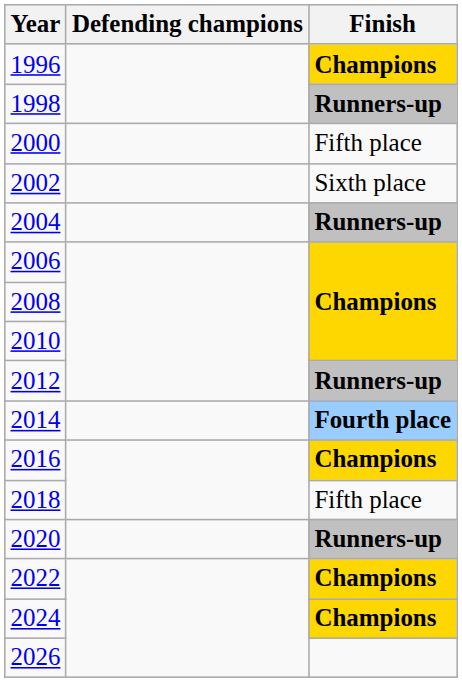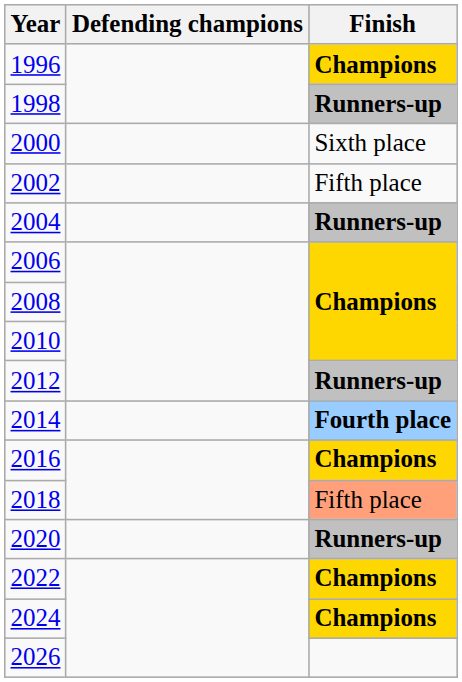(368, 143) Fifth place -> (370, 143) Sixth place
(370, 182) Sixth place -> (368, 182) Fifth place
(368, 499) no background -> (368, 499) lightsalmon background
